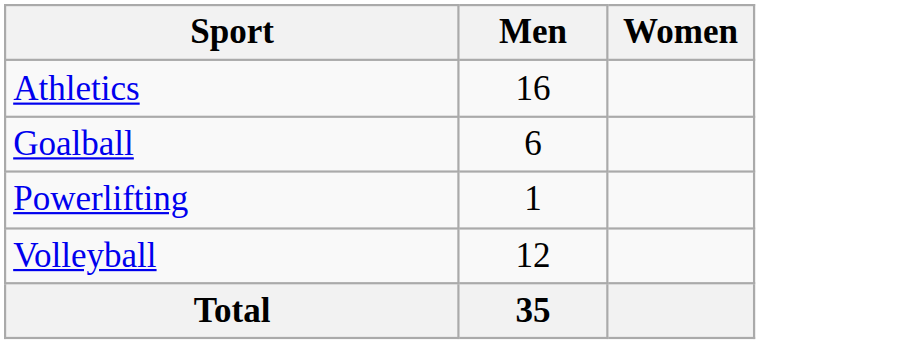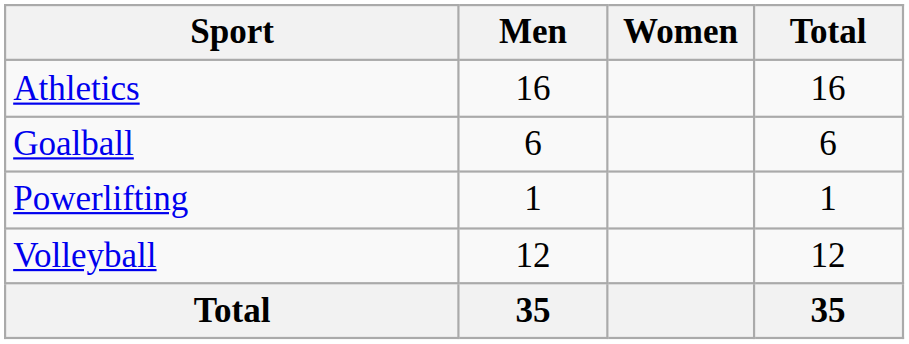+ column: (828, 32)
